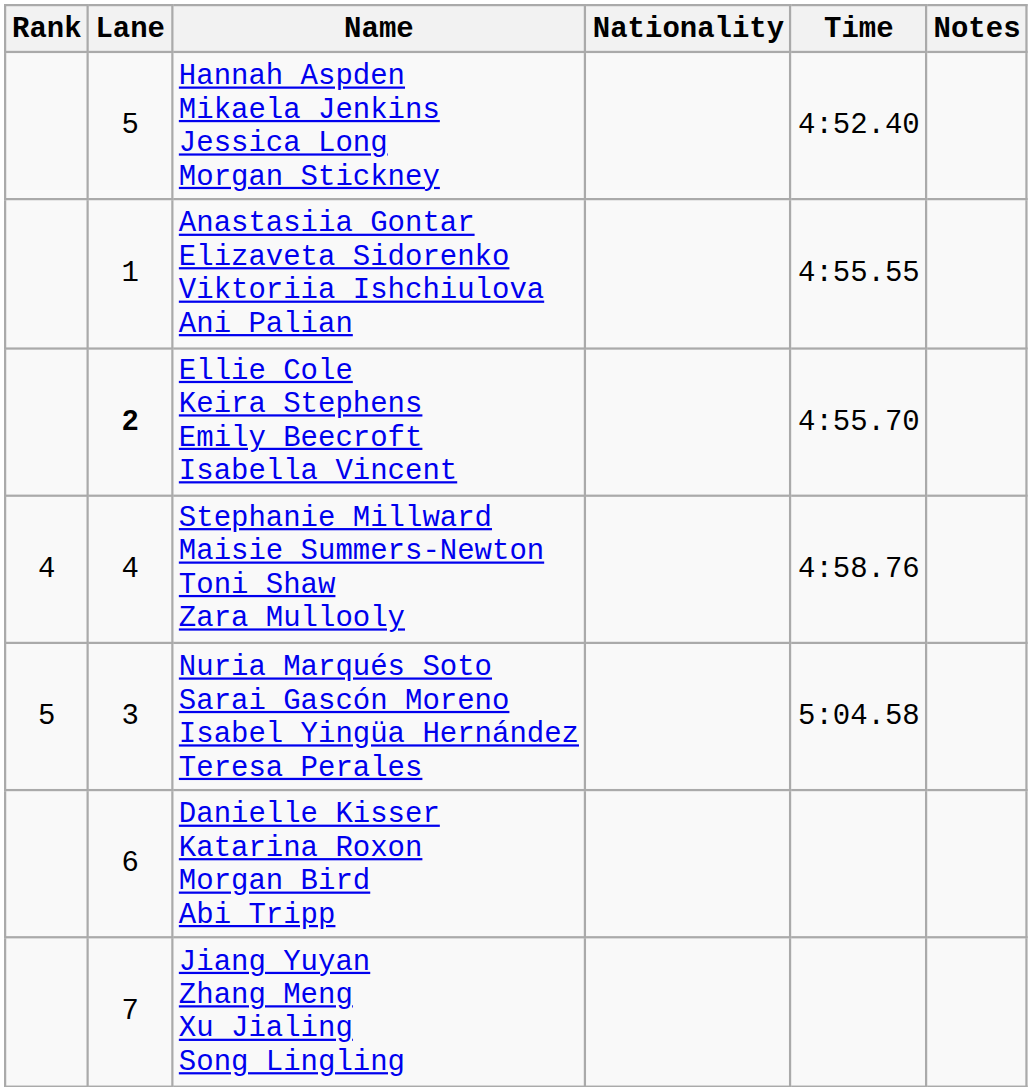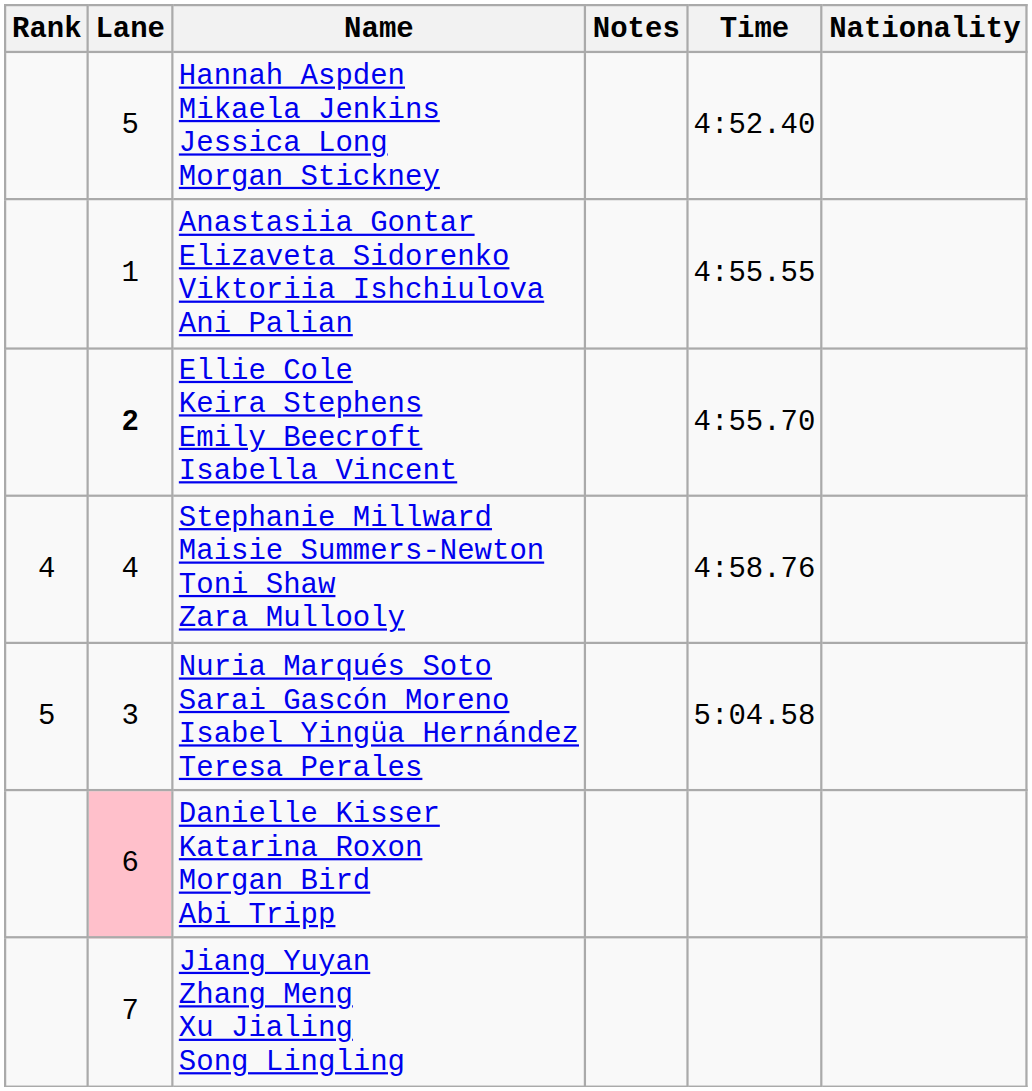columns swapped: (688, 29) <-> (977, 29)
(130, 864) no background -> (130, 864) pink background
